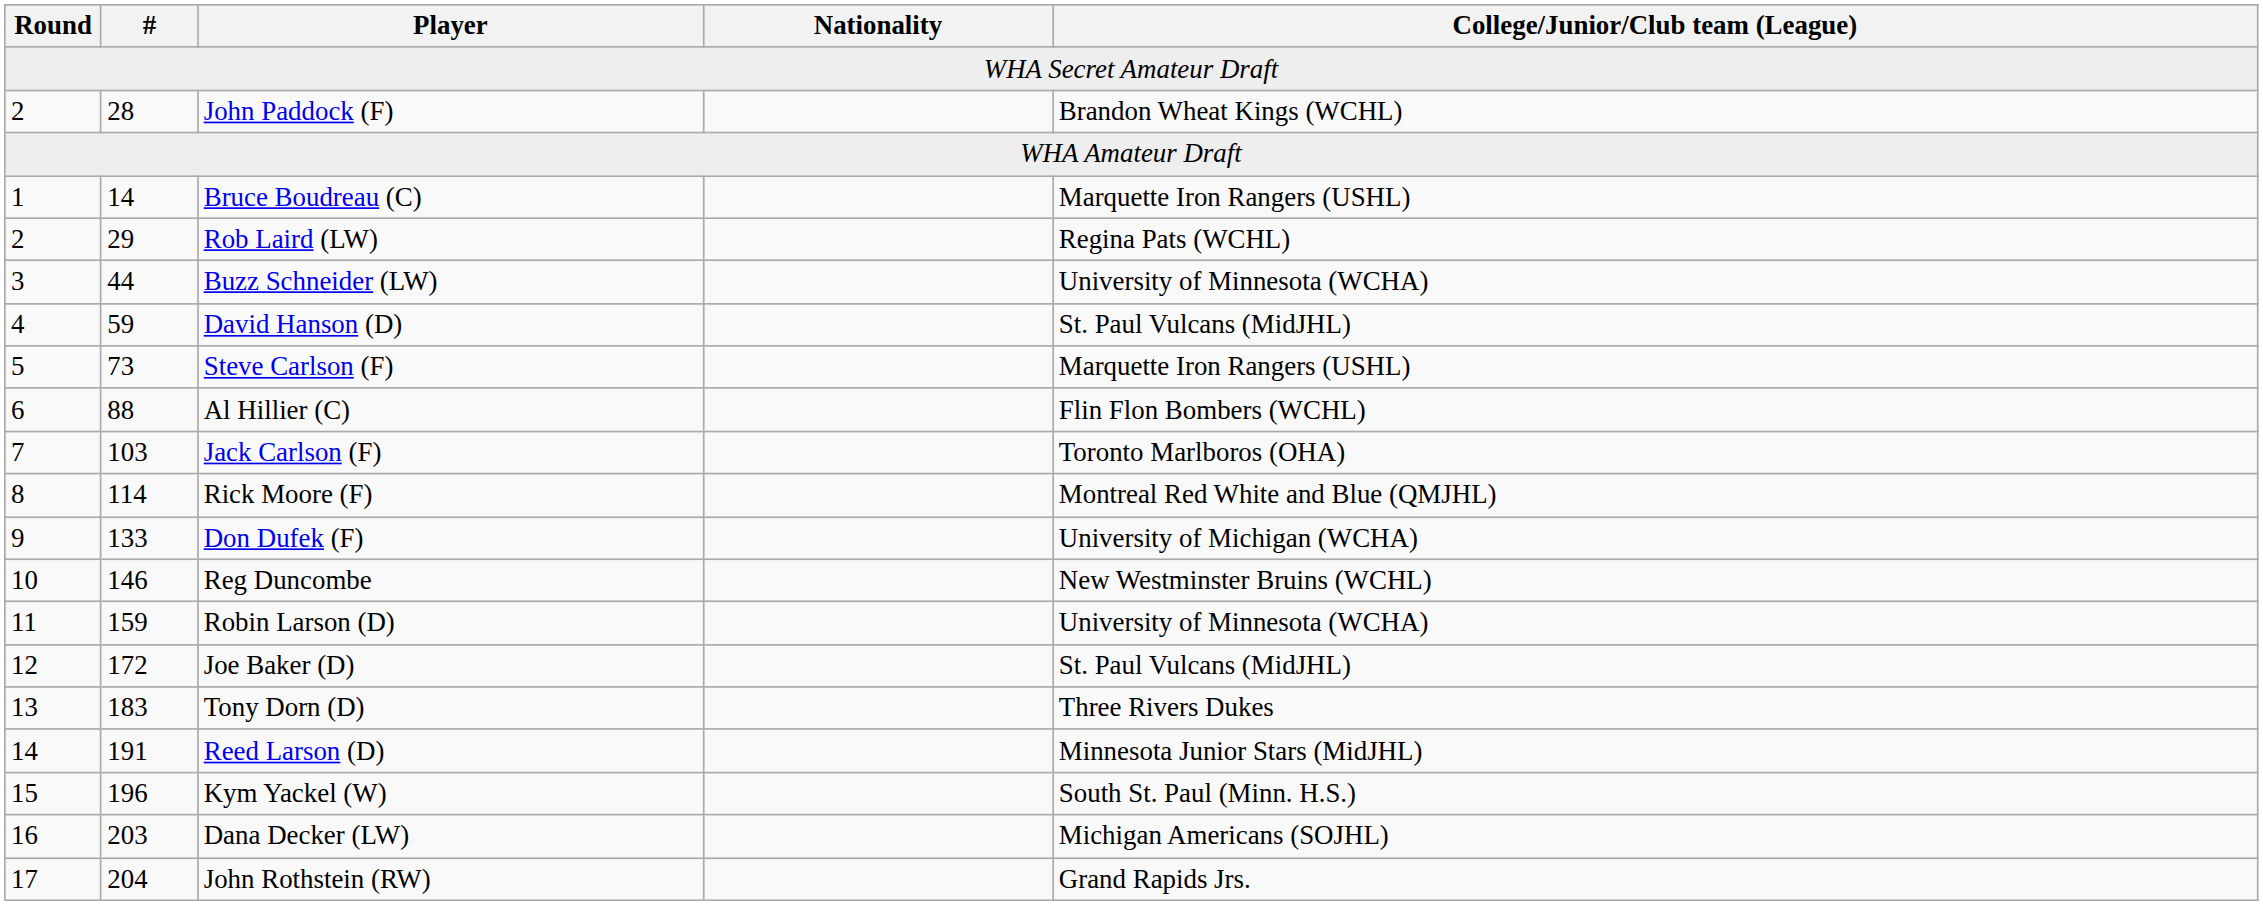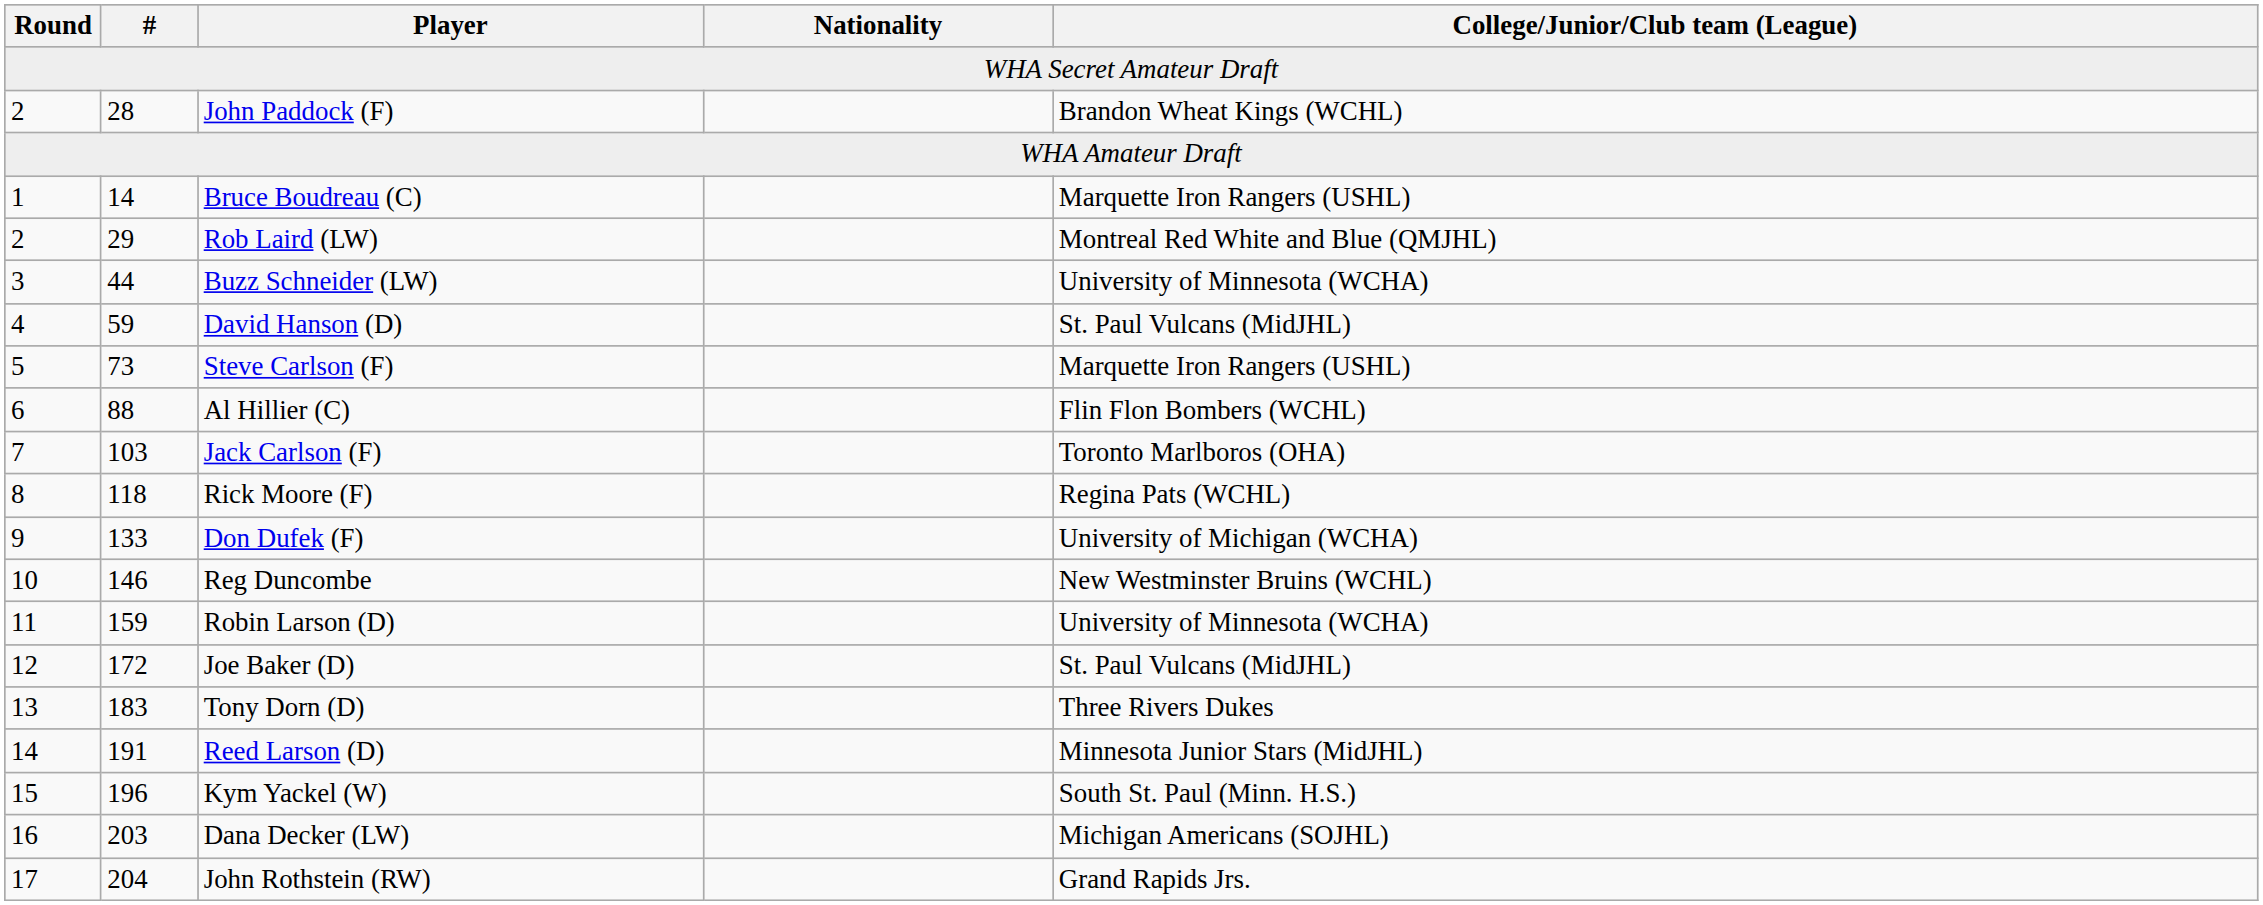(1175, 238) Regina Pats (WCHL) -> (1278, 238) Montreal Red White and Blue (QMJHL)
(127, 494) 114 -> (127, 494) 118
(1278, 494) Montreal Red White and Blue (QMJHL) -> (1175, 494) Regina Pats (WCHL)
